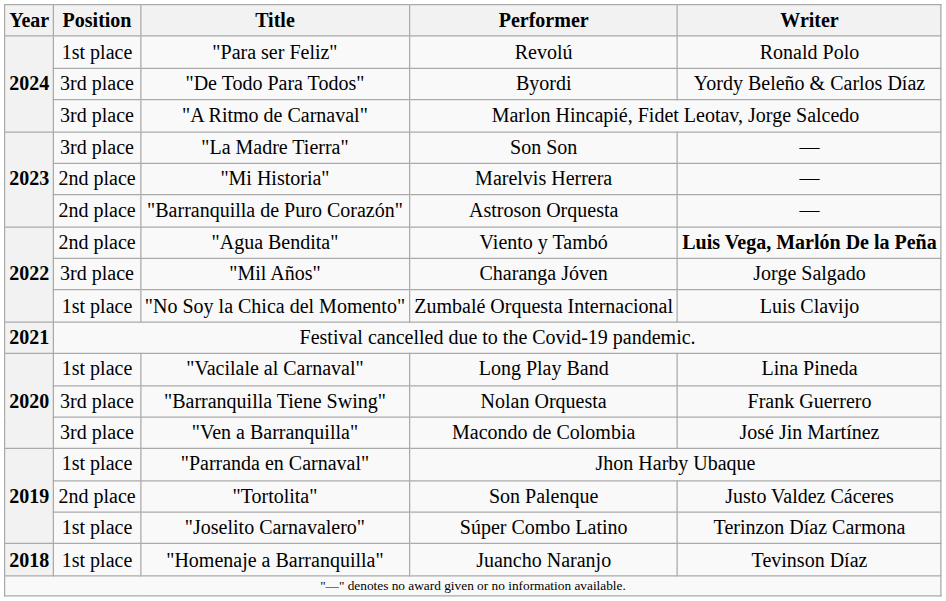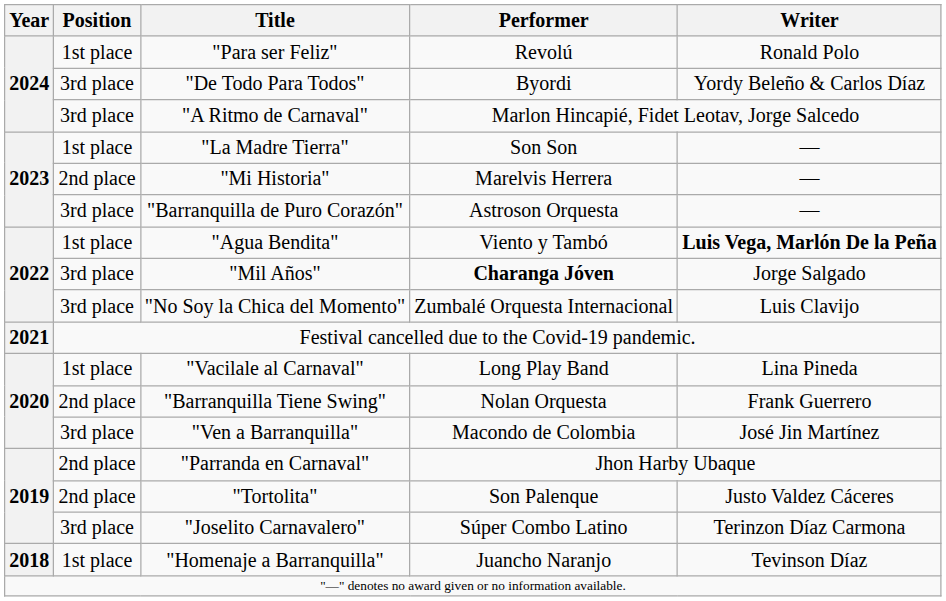(97, 147) 3rd place -> (97, 147) 1st place
(97, 210) 2nd place -> (97, 210) 3rd place
(97, 242) 2nd place -> (97, 242) 1st place
(544, 274) normal -> (544, 274) bold
(97, 305) 1st place -> (97, 305) 3rd place
(97, 400) 3rd place -> (97, 400) 2nd place
(97, 464) 1st place -> (97, 464) 2nd place
(97, 527) 1st place -> (97, 527) 3rd place
